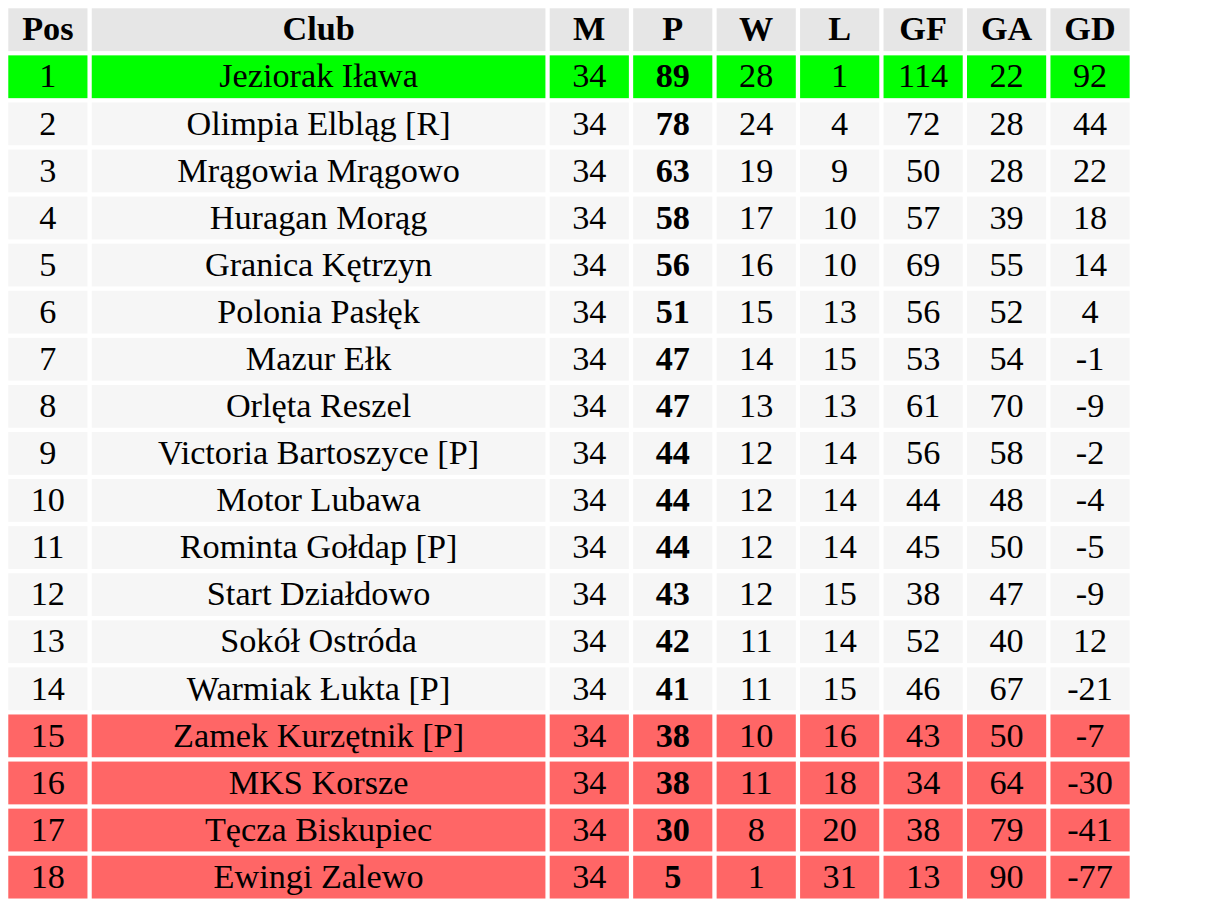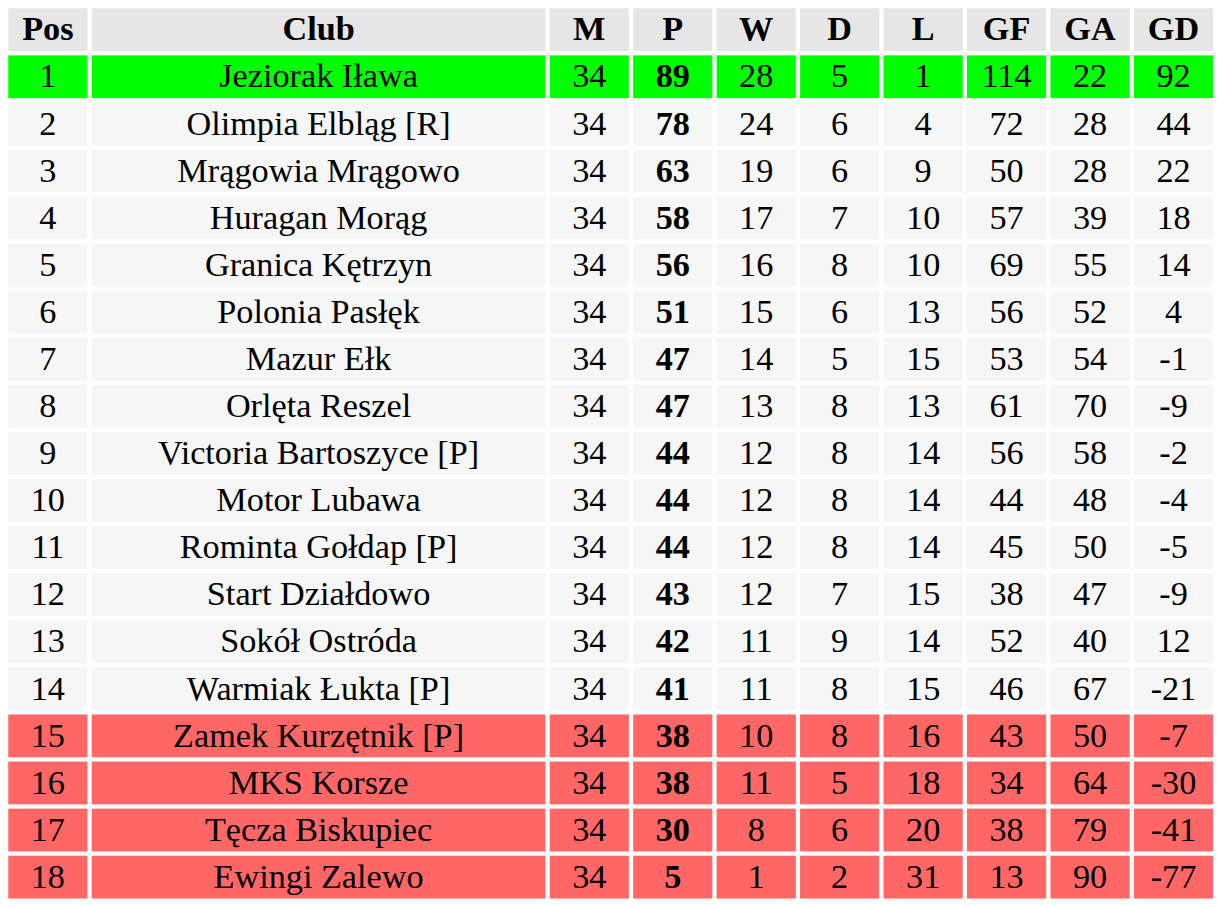+ column: (840, 29)
